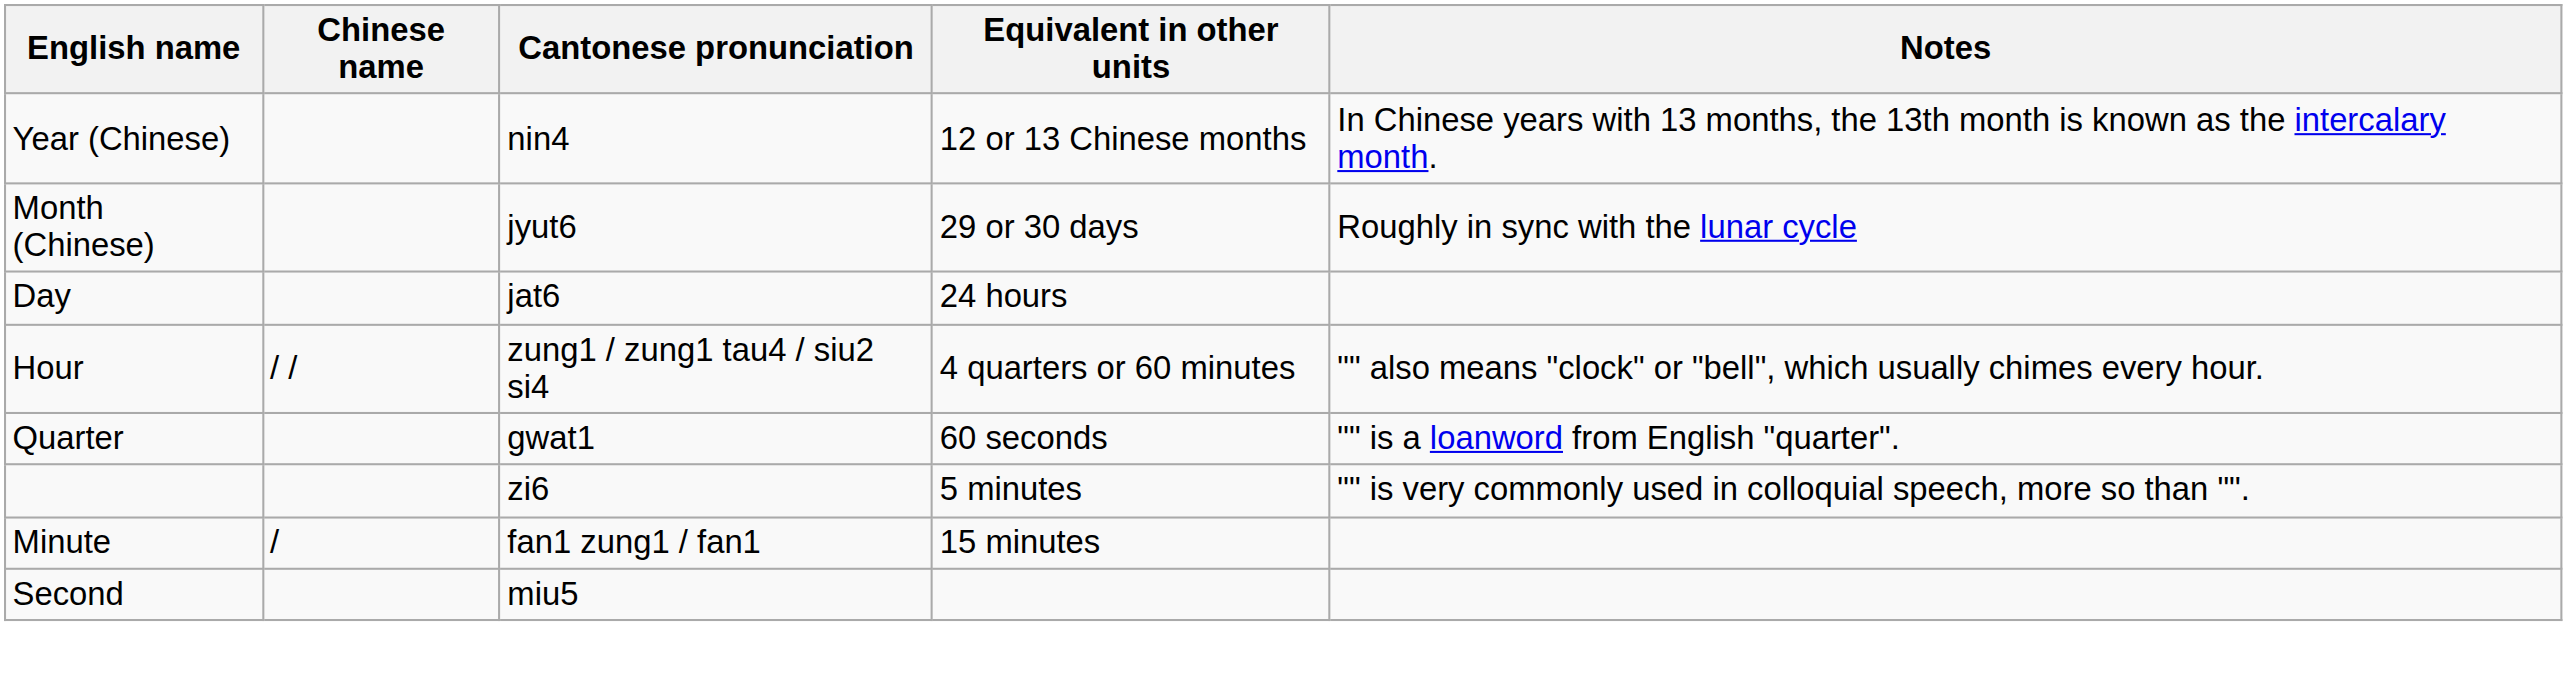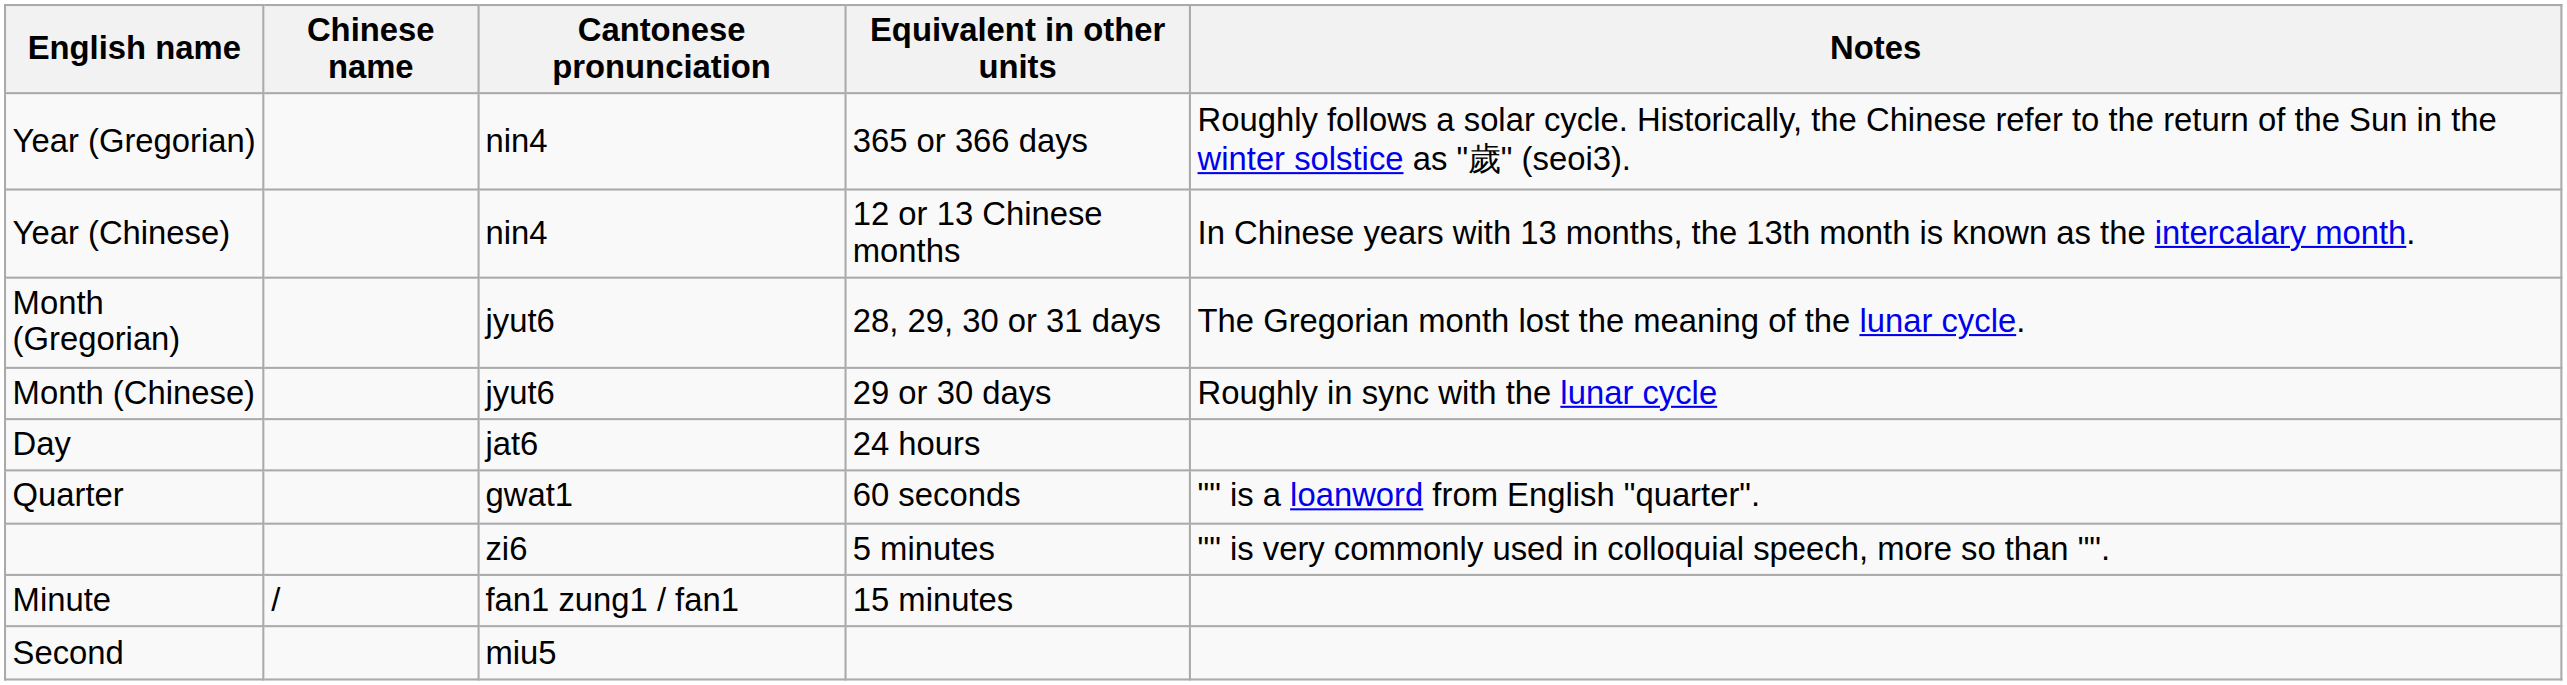+ row: (134, 140)
+ row: (96, 321)
- row: (48, 367)
